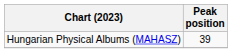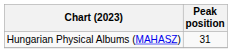(205, 39) 39 -> (205, 39) 31
